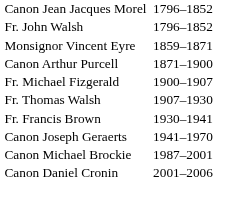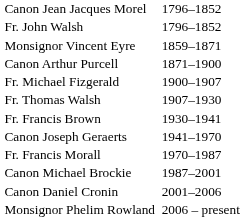+ row: (53, 155)
+ row: (80, 209)
